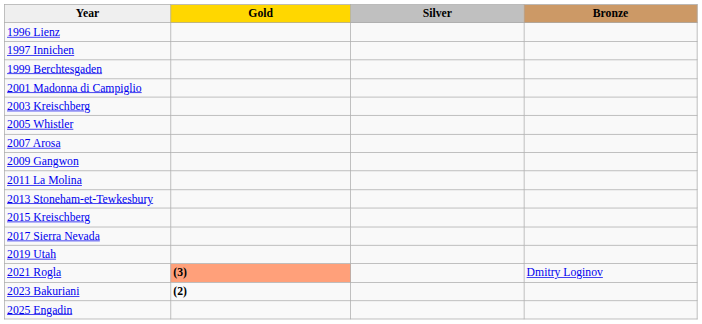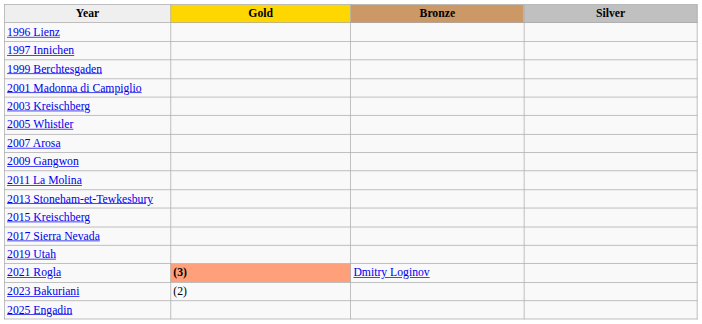columns swapped: (437, 13) <-> (611, 13)
(180, 291) bold -> (180, 291) normal
